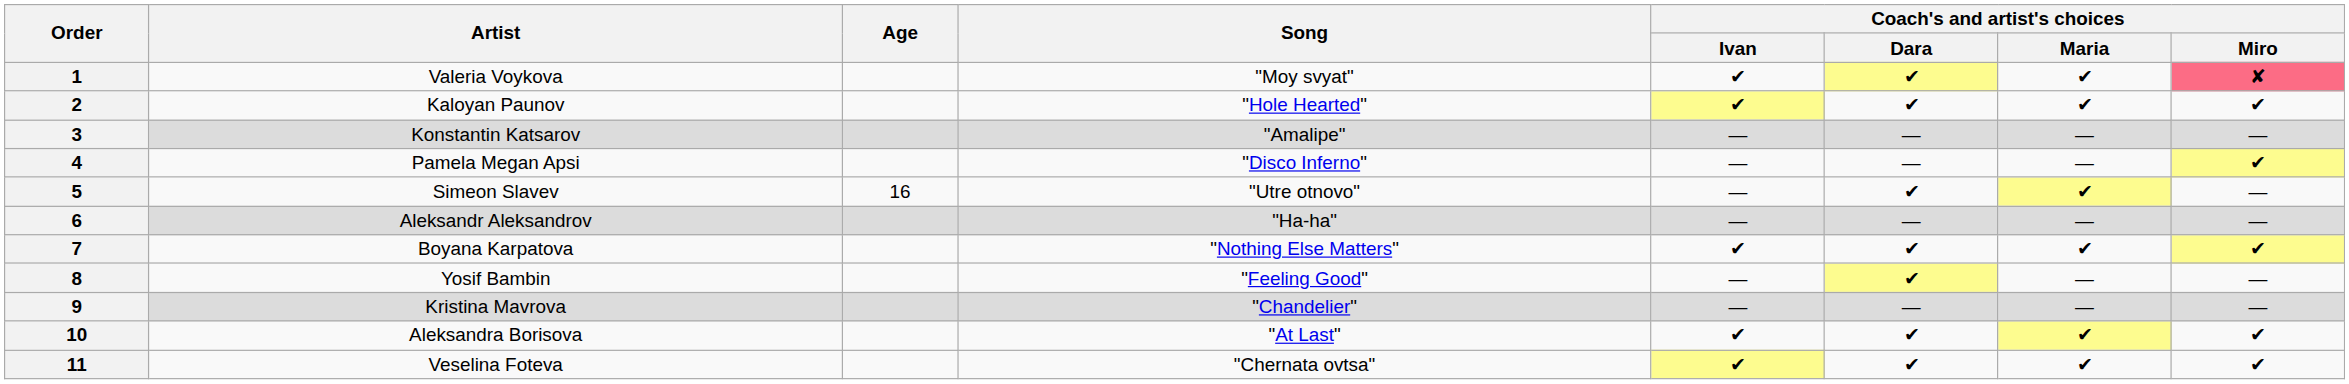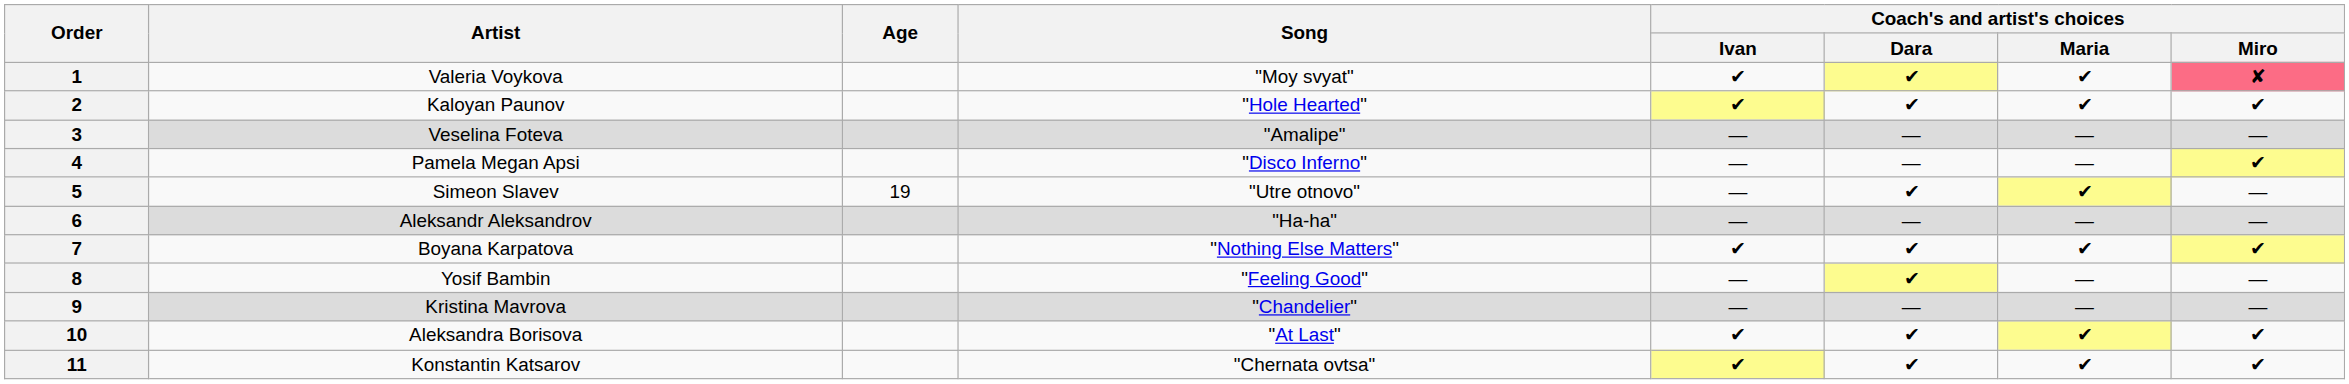(496, 134) Konstantin Katsarov -> (496, 134) Veselina Foteva
(900, 192) 16 -> (900, 192) 19
(496, 364) Veselina Foteva -> (496, 364) Konstantin Katsarov
